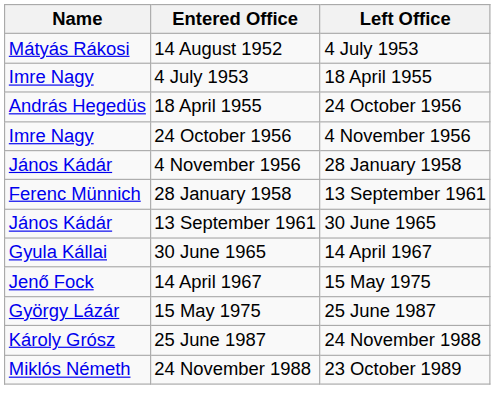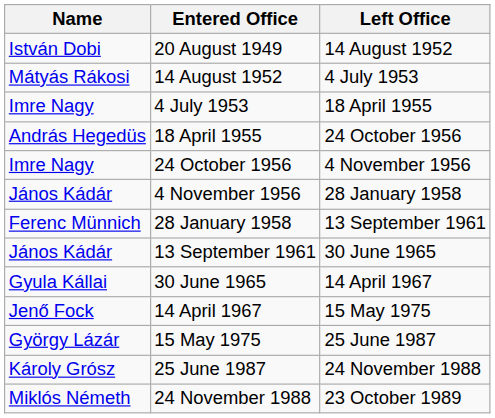+ row: (218, 48)
